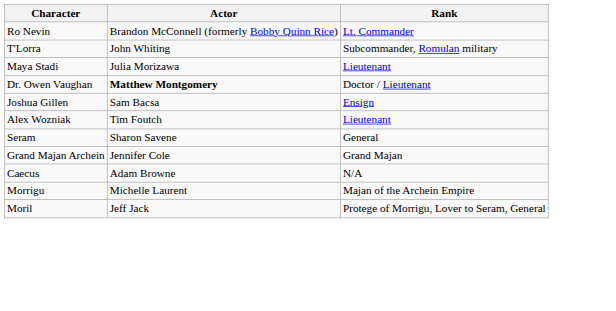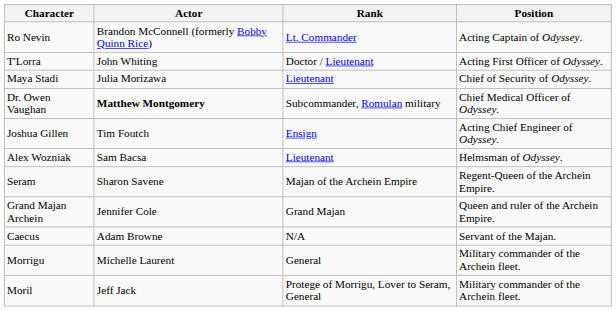+ column: (534, 13)
(420, 48) Subcommander, Romulan military -> (330, 61) Doctor / Lieutenant
(387, 84) Doctor / Lieutenant -> (363, 103) Subcommander, Romulan military
(134, 102) Sam Bacsa -> (123, 133) Tim Foutch
(136, 119) Tim Foutch -> (122, 157) Sam Bacsa
(361, 137) General -> (351, 181) Majan of the Archein Empire
(409, 191) Majan of the Archein Empire -> (304, 260) General
